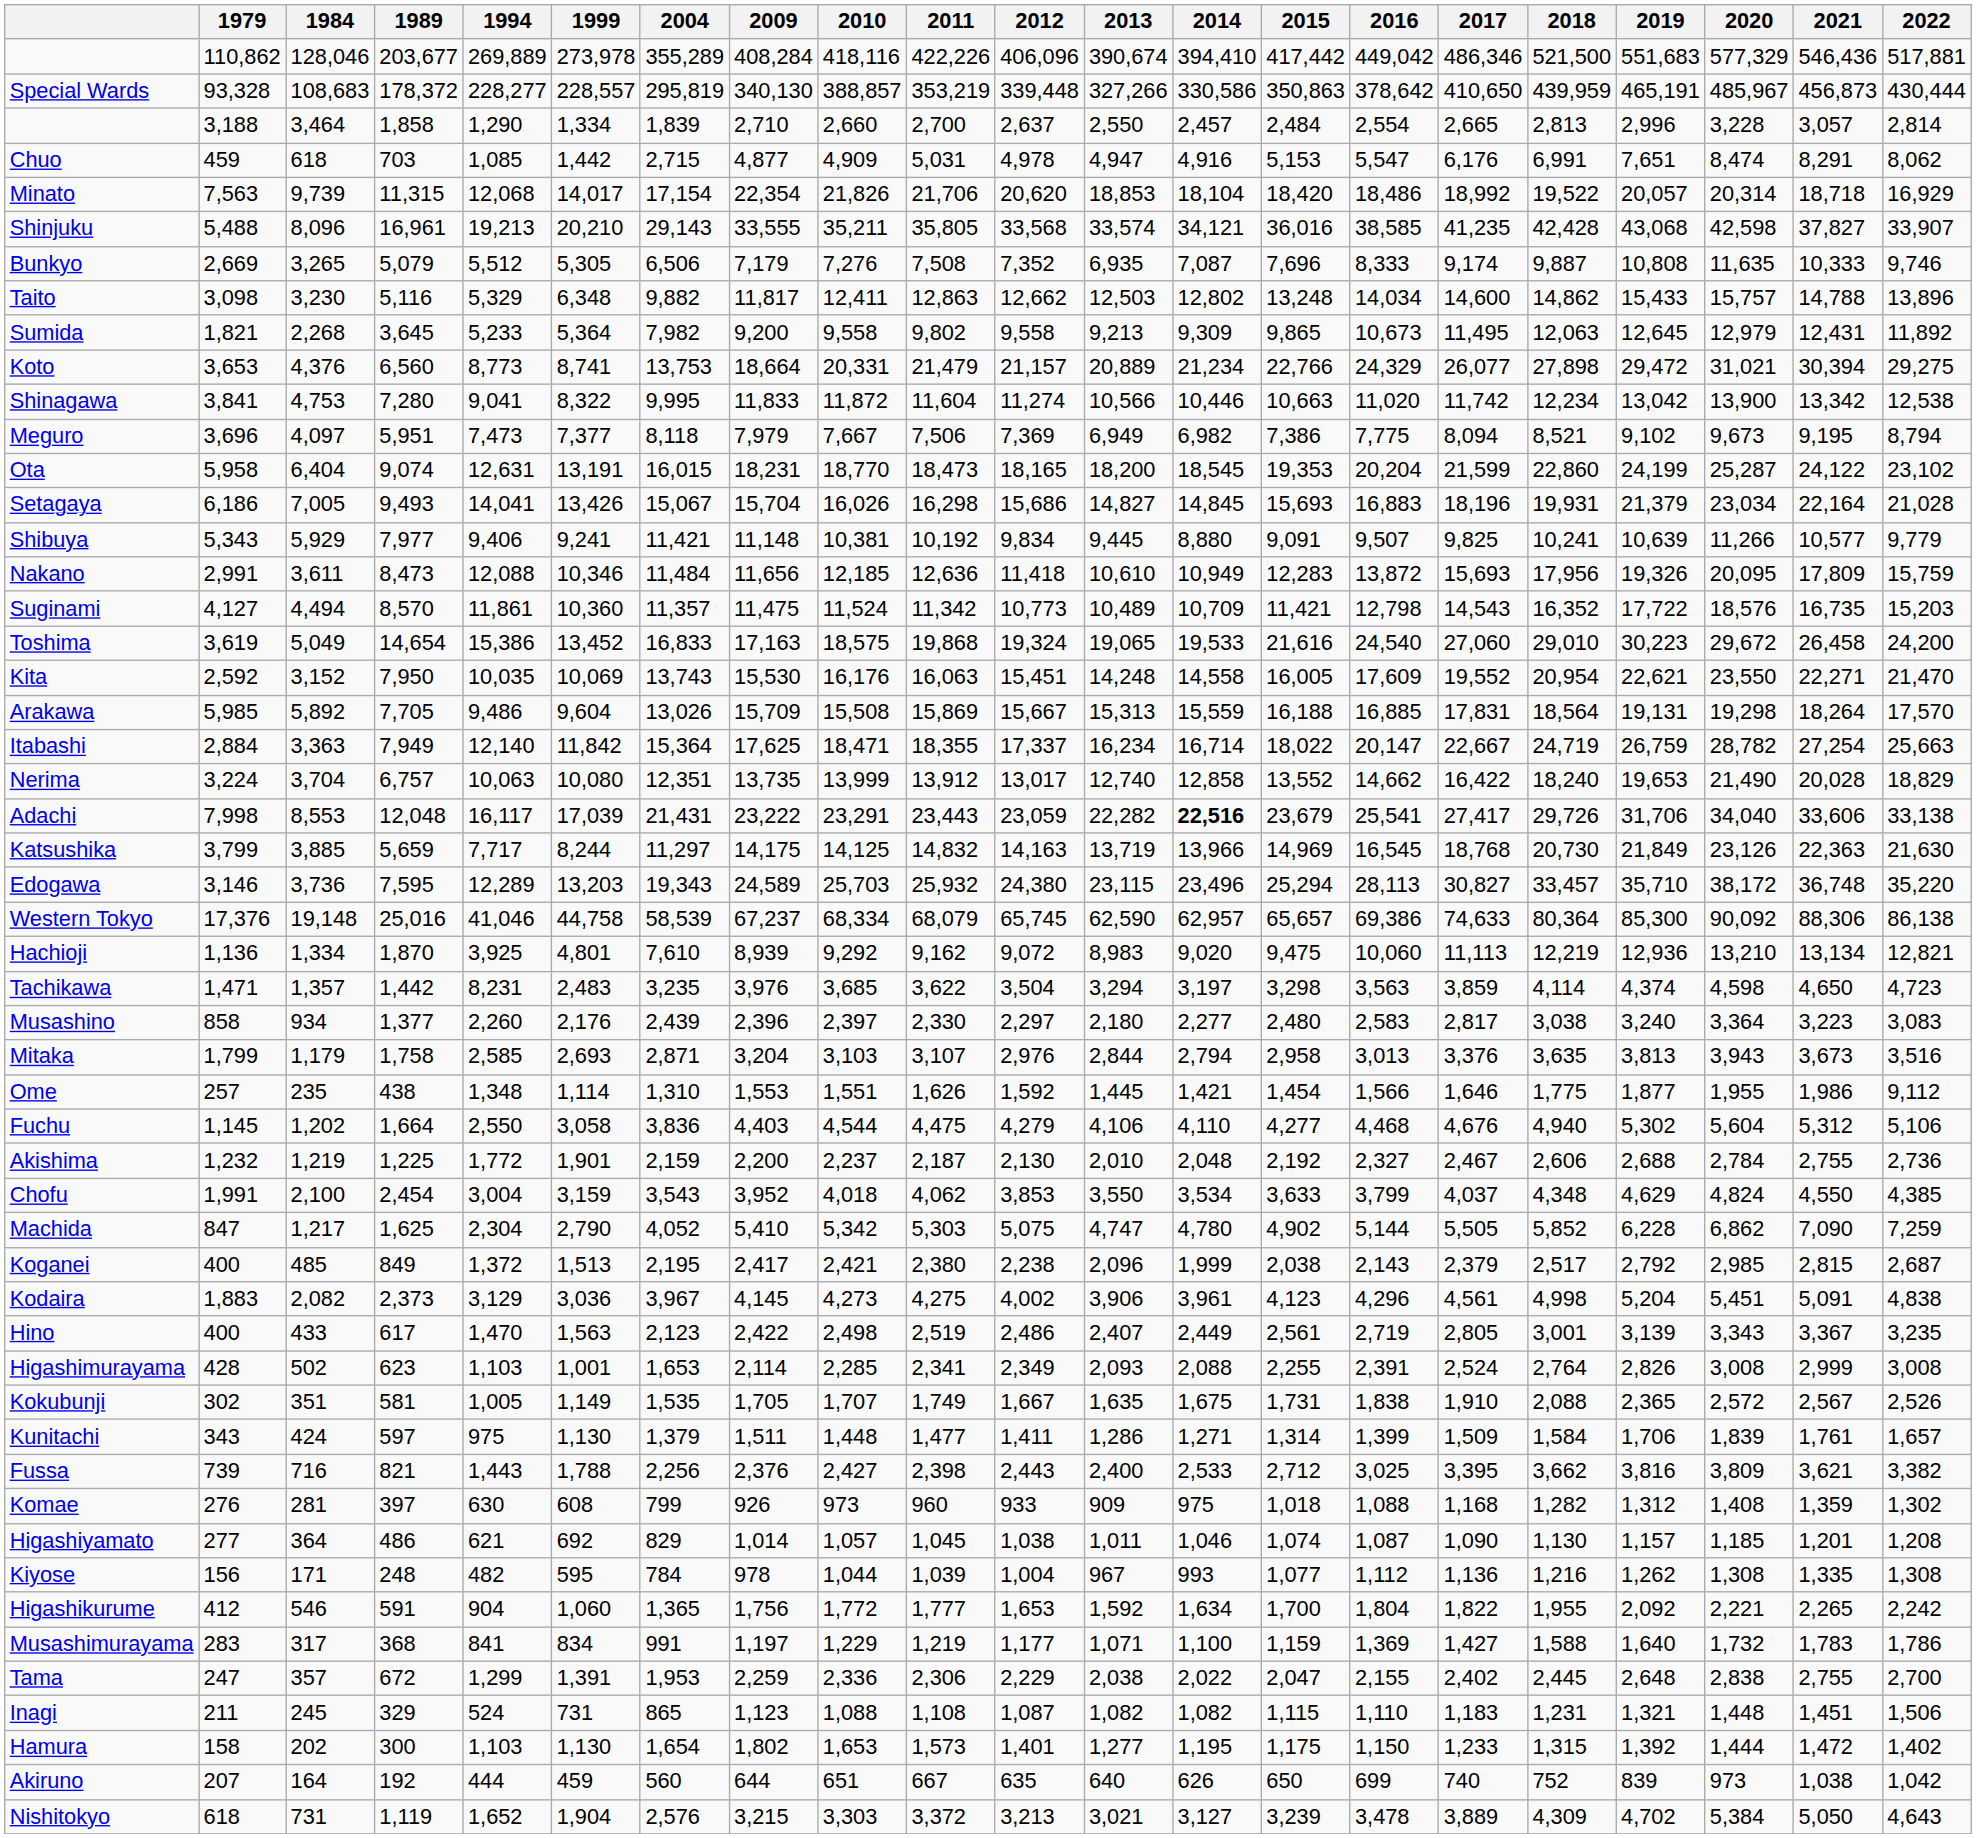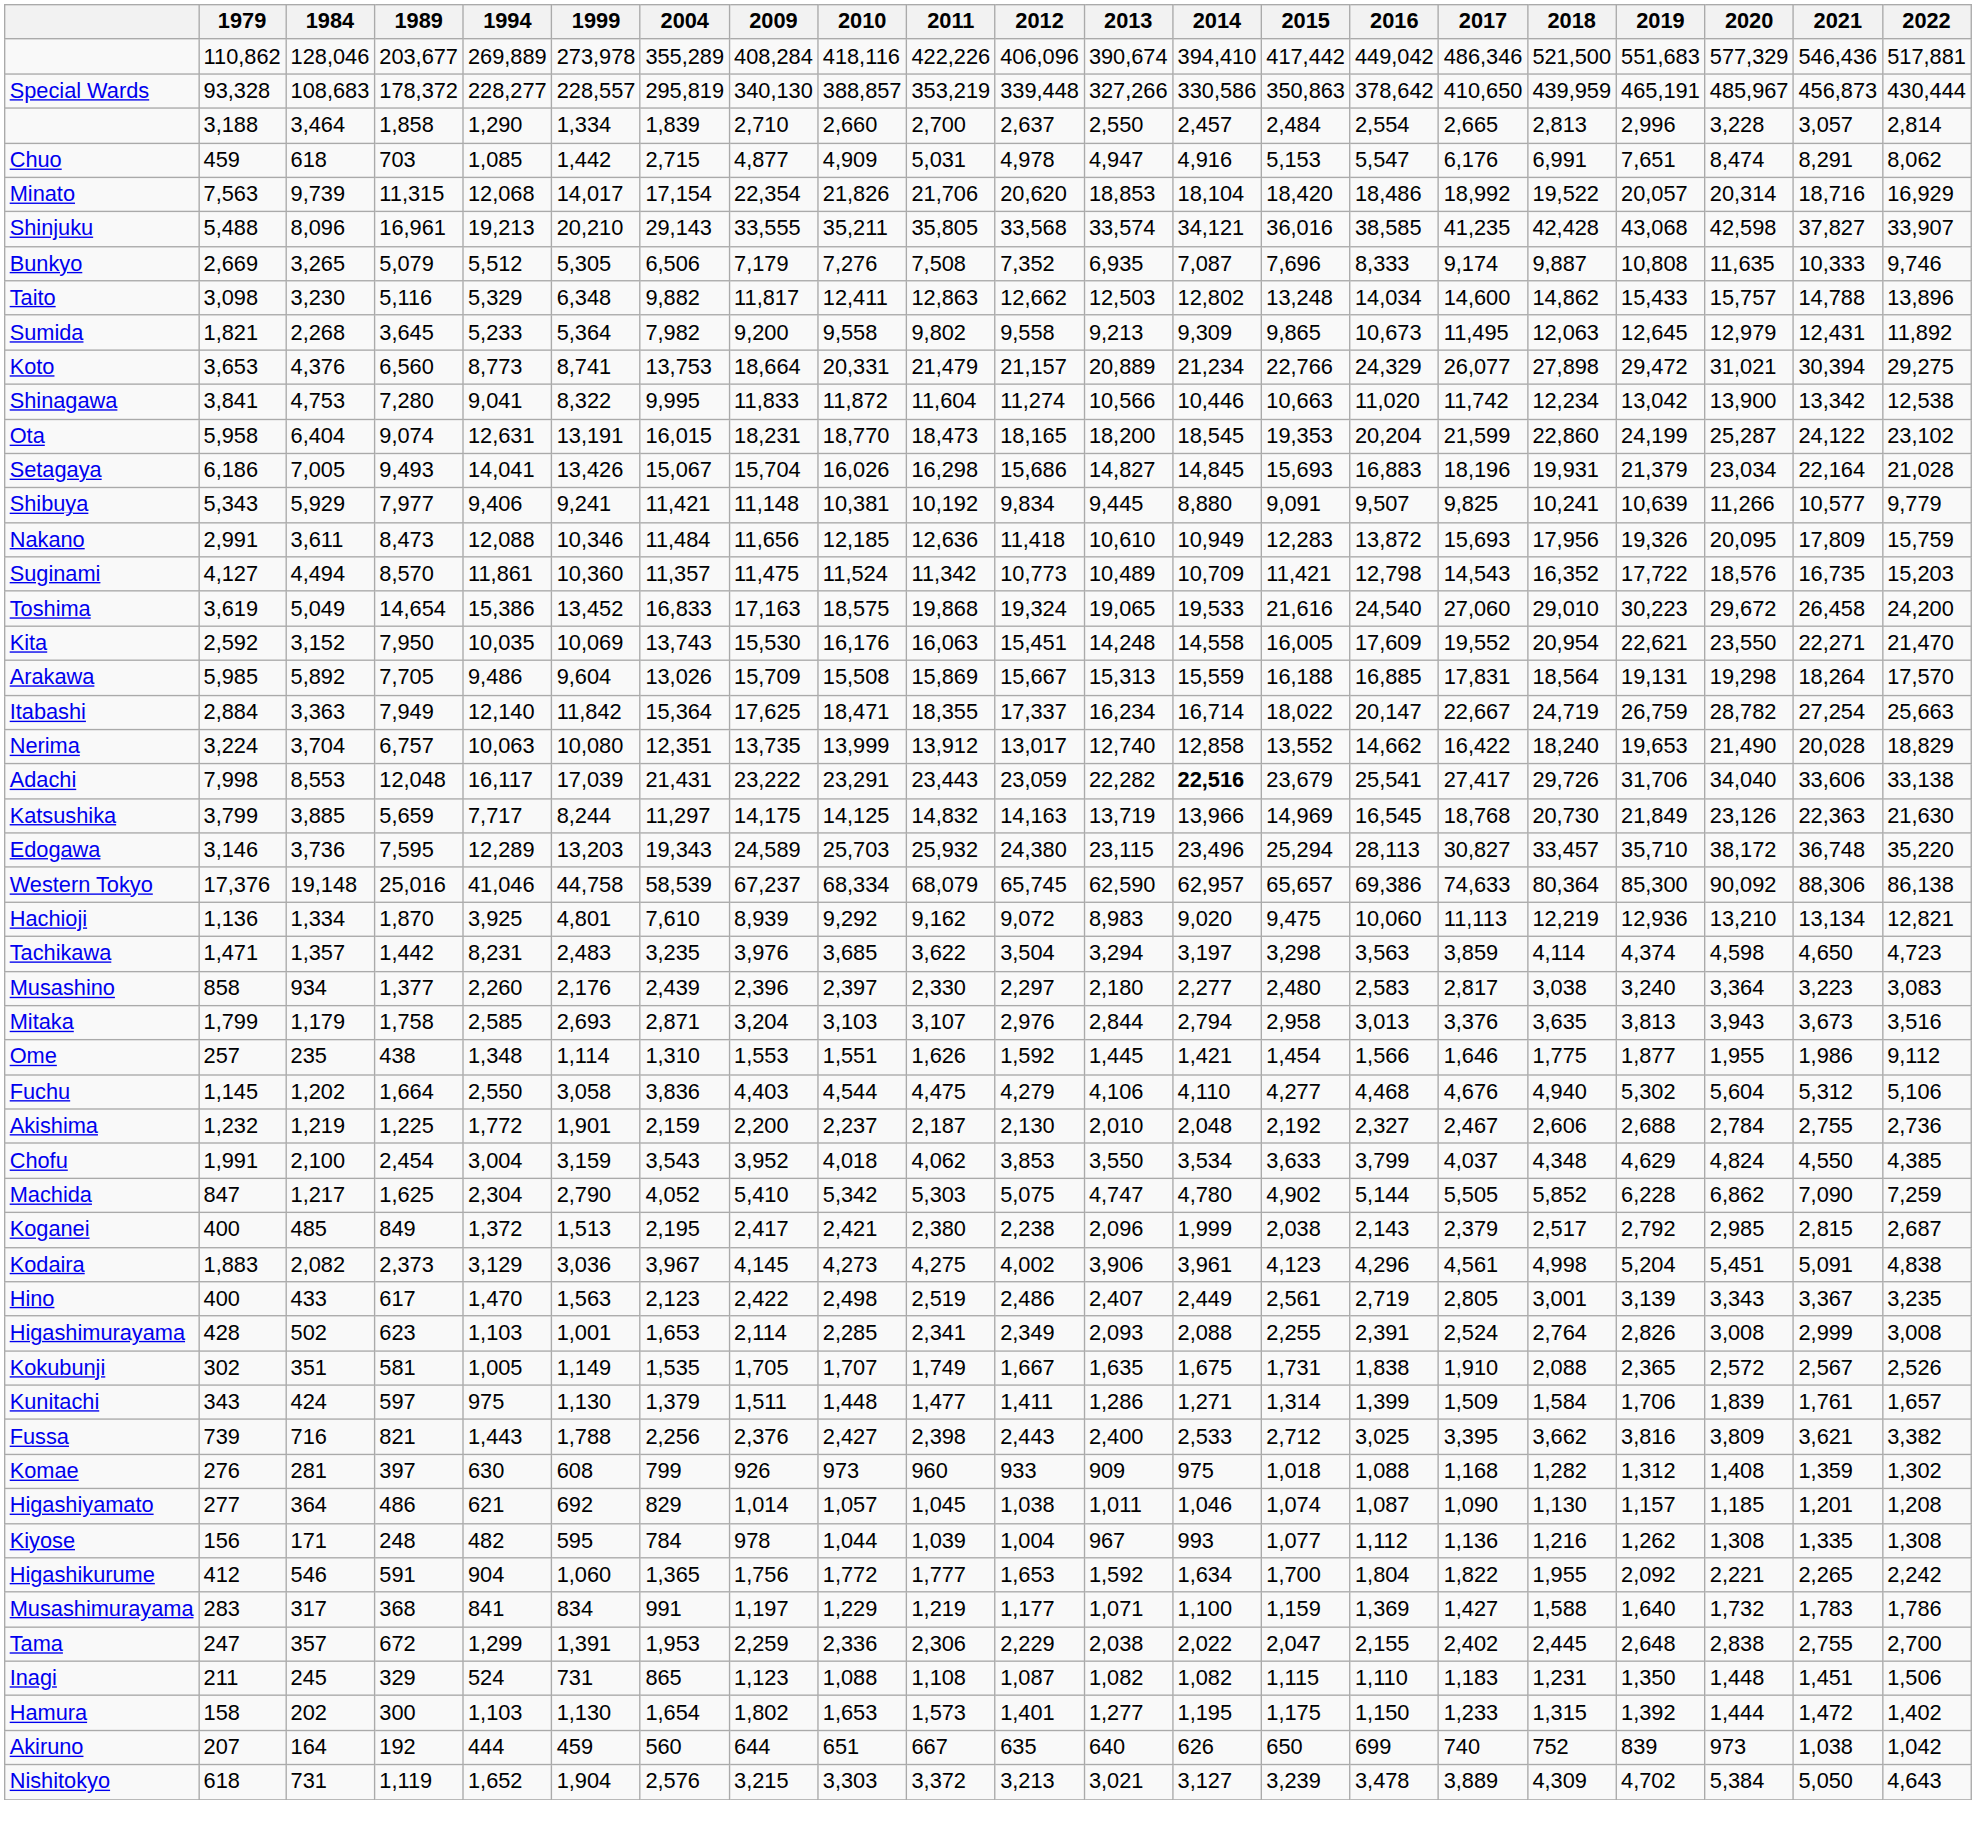(1832, 194) 18,718 -> (1832, 194) 18,716
- row: (47, 435)
(1648, 1712) 1,321 -> (1648, 1678) 1,350
